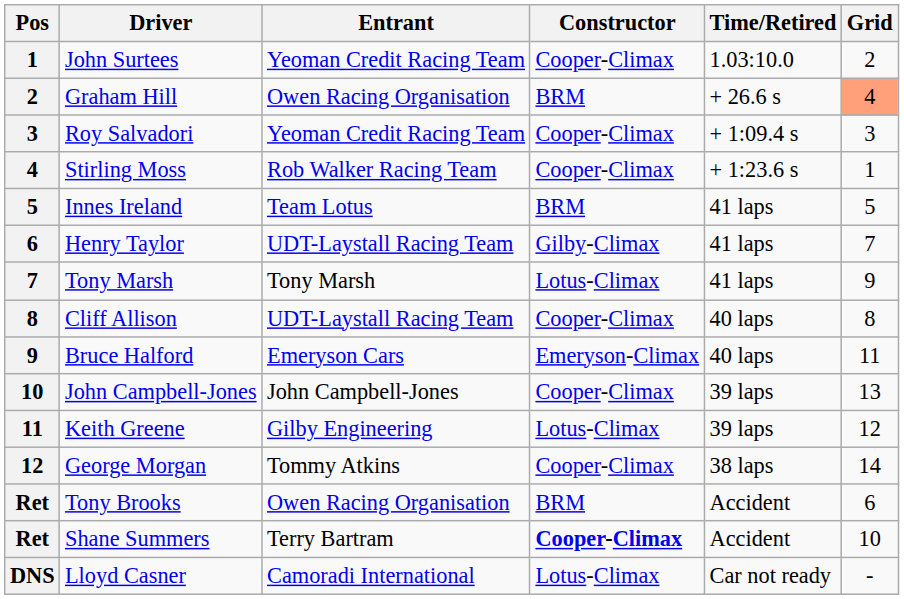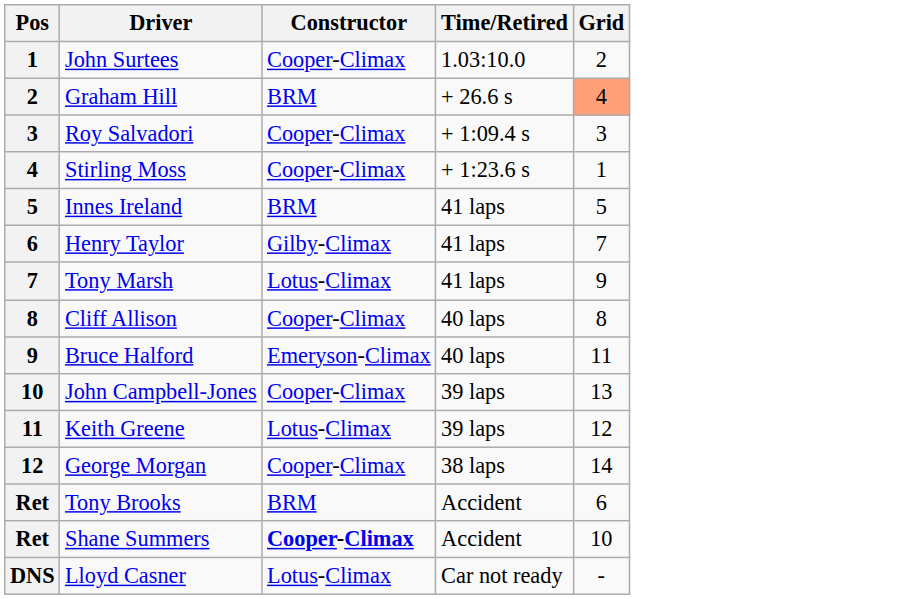- column: (396, 23)
